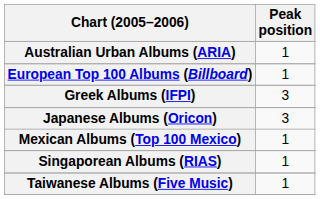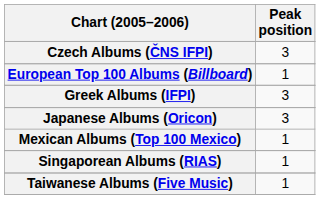- row: (130, 52)
+ row: (130, 52)
